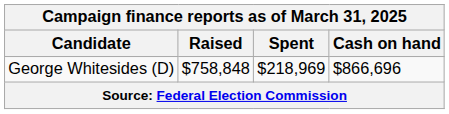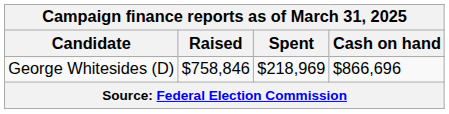(216, 69) $758,848 -> (216, 69) $758,846
